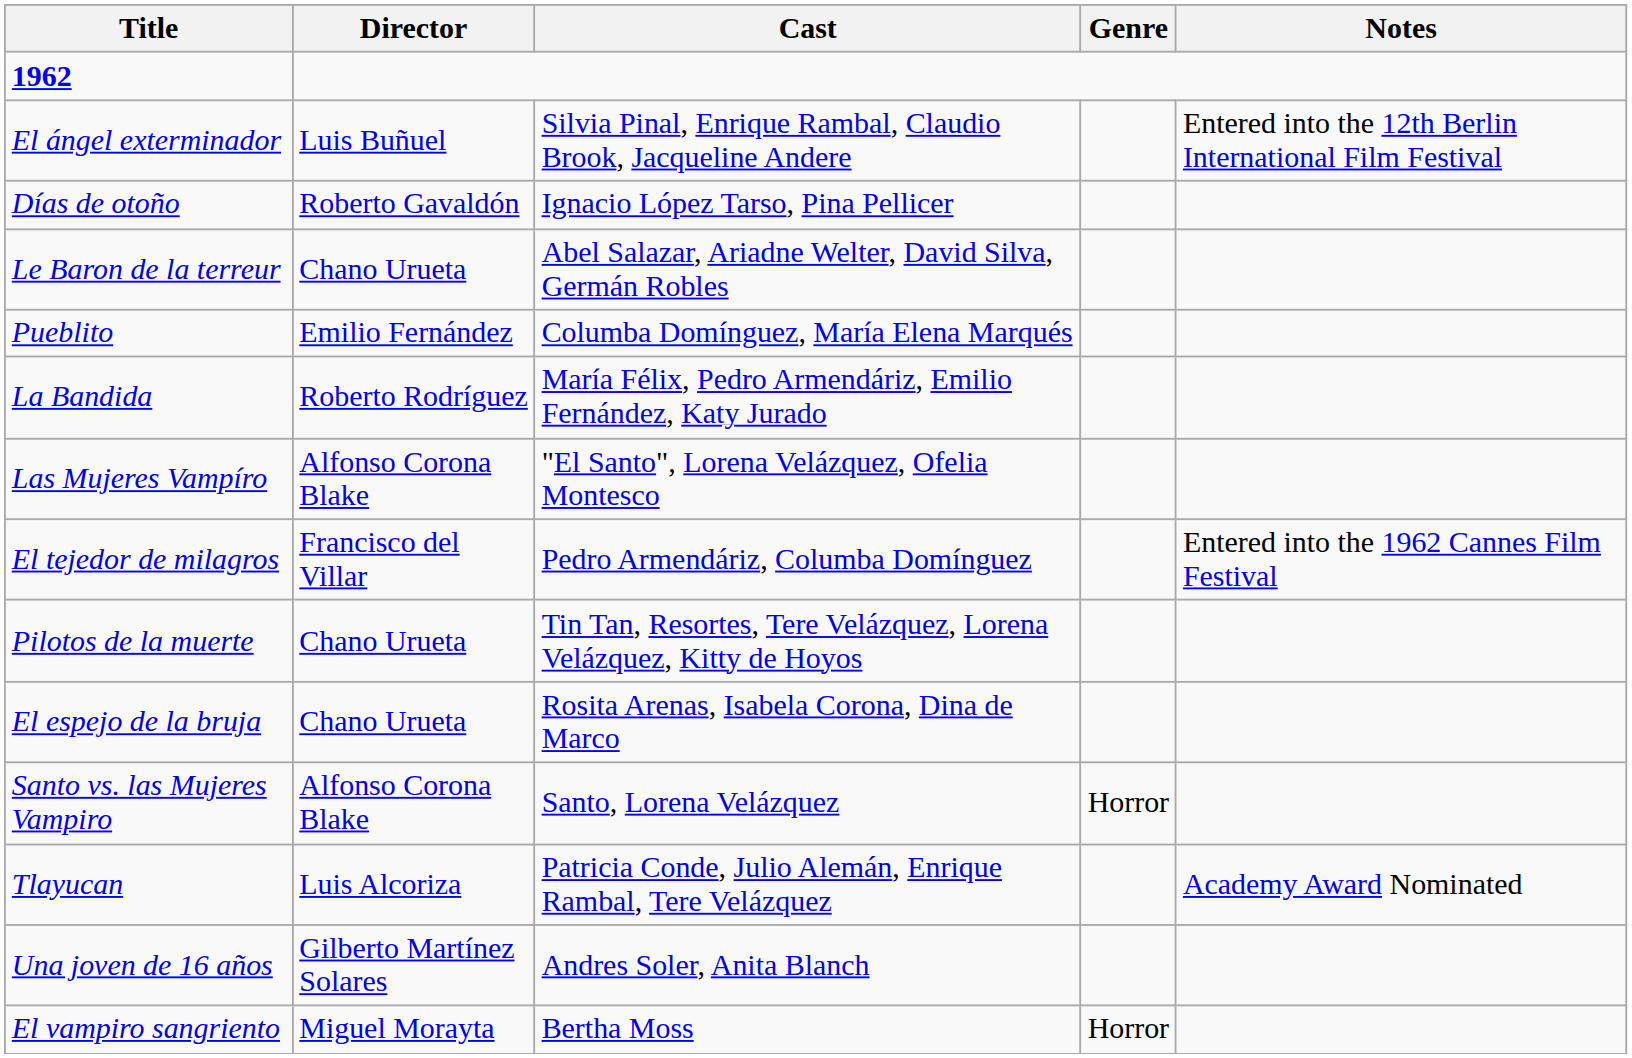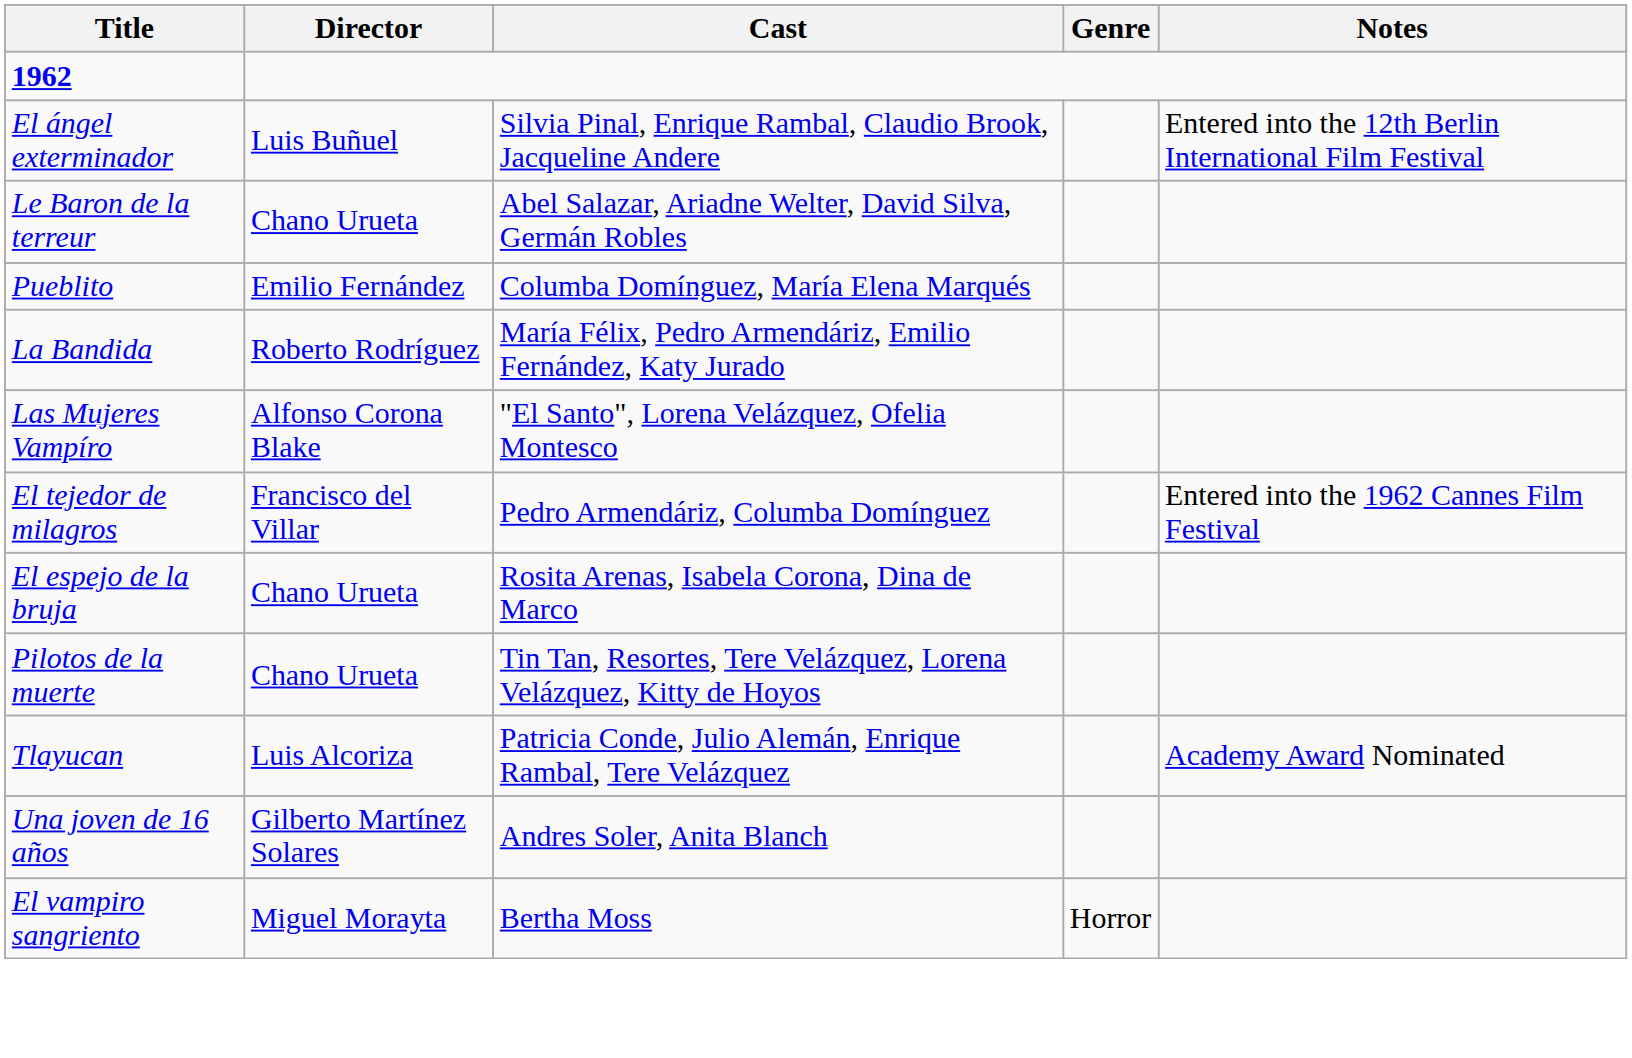- row: (96, 204)
rows swapped: (136, 721) <-> (133, 640)
- row: (139, 802)
